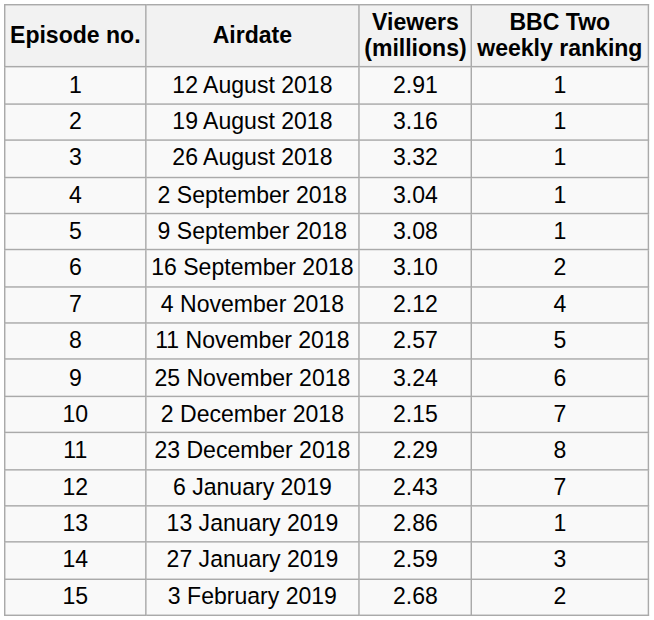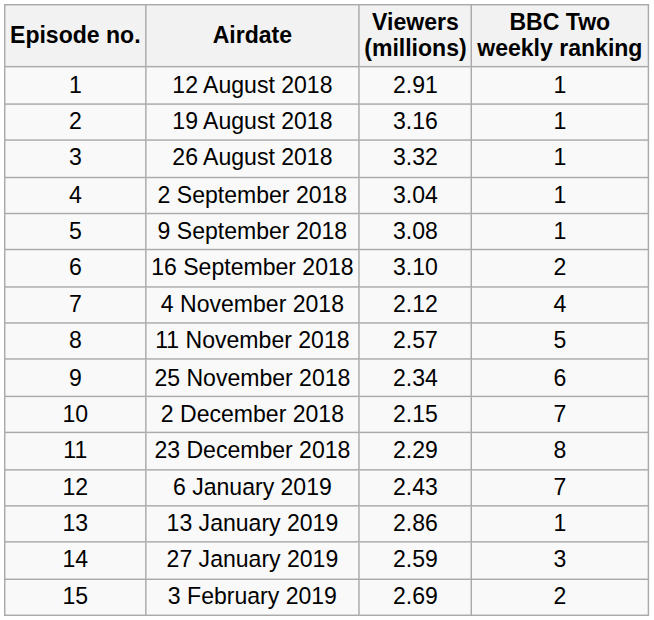(415, 377) 3.24 -> (415, 377) 2.34
(415, 596) 2.68 -> (415, 596) 2.69
